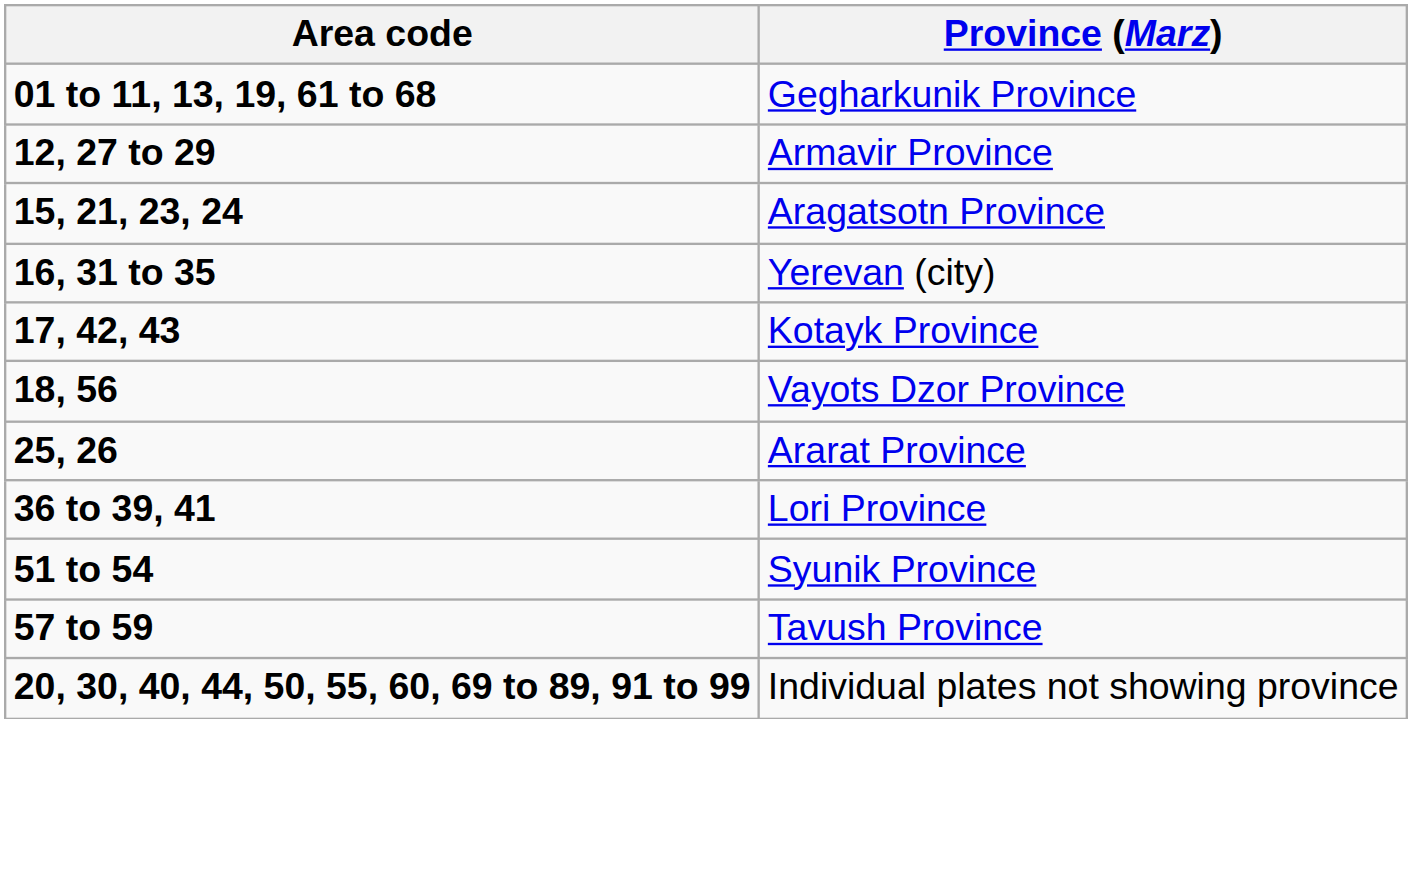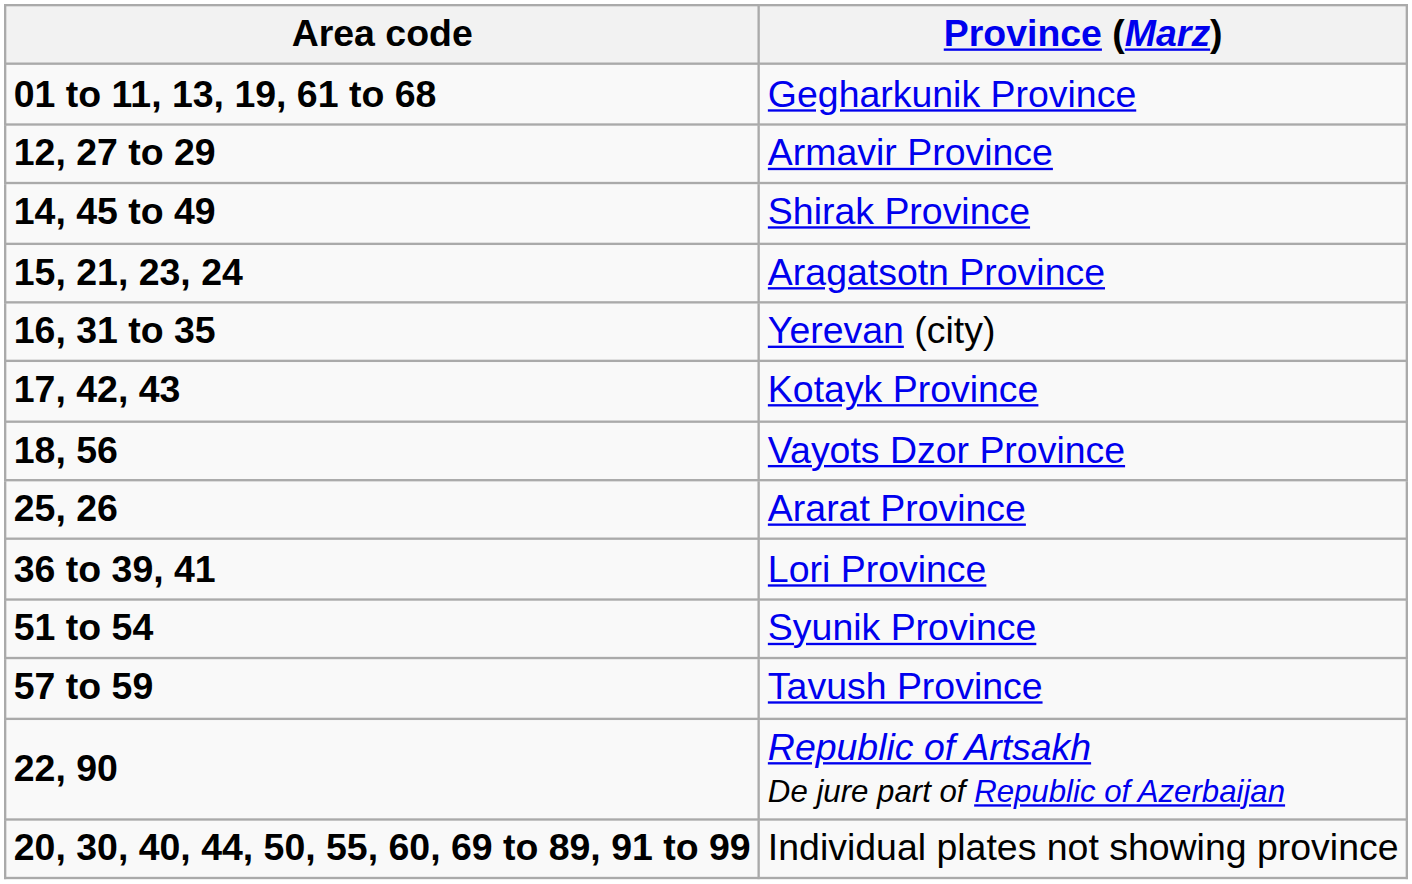+ row: (115, 212)
+ row: (66, 767)
